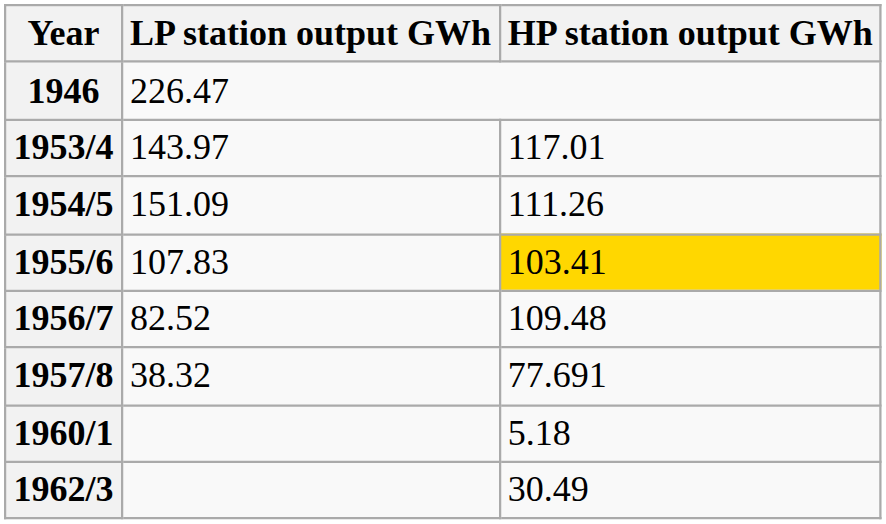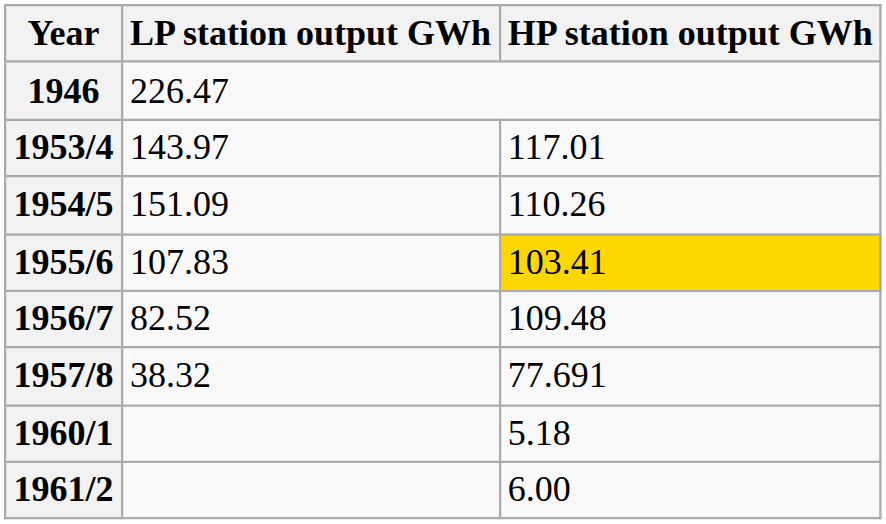(556, 204) 111.26 -> (557, 204) 110.26
+ row: (63, 489)
- row: (63, 489)
